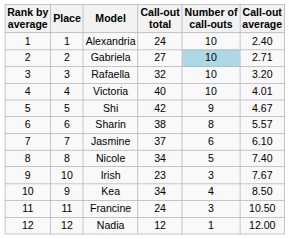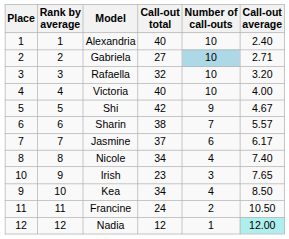columns swapped: (28, 18) <-> (67, 18)
(160, 41) 24 -> (160, 41) 40
(262, 91) 4.01 -> (262, 91) 4.00
(211, 125) 8 -> (211, 125) 7
(262, 141) 6.10 -> (262, 141) 6.17
(211, 158) 5 -> (211, 158) 4
(262, 175) 7.67 -> (262, 175) 7.65
(211, 208) 3 -> (211, 208) 2
(262, 225) no background -> (262, 225) paleturquoise background
